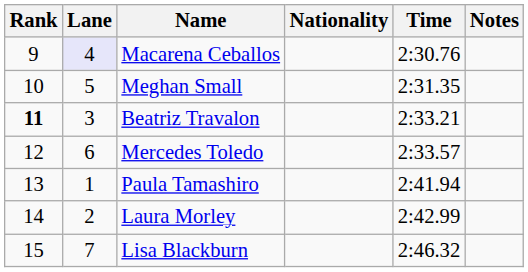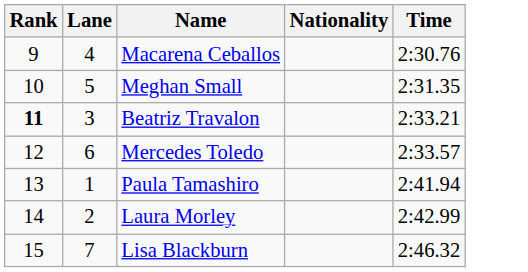- column: (494, 20)
(89, 53) lavender background -> (89, 53) no background
